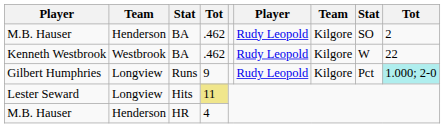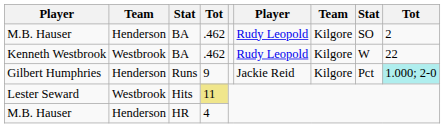(137, 73) Longview -> (139, 73) Henderson
(272, 73) Rudy Leopold -> (265, 73) Jackie Reid
(137, 93) Longview -> (139, 93) Westbrook
